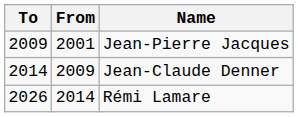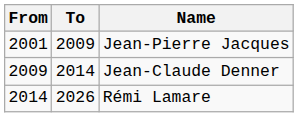columns swapped: (75, 18) <-> (28, 18)
